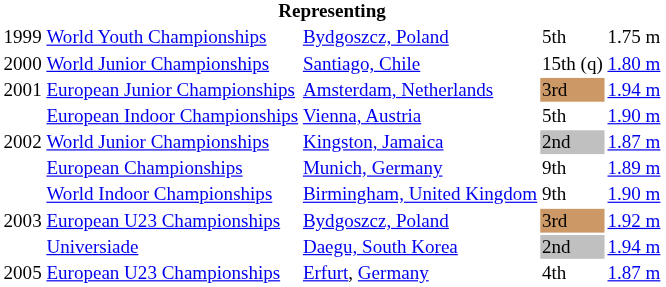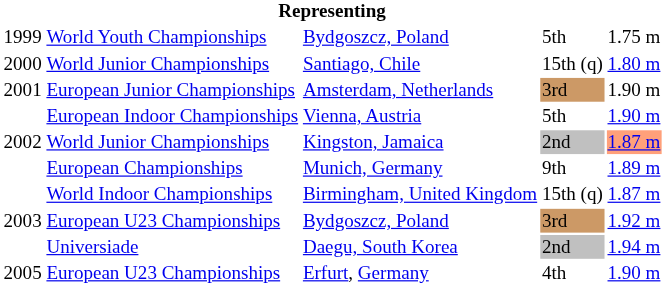(634, 89) 1.94 m -> (634, 89) 1.90 m
(634, 142) no background -> (634, 142) lightsalmon background
(554, 194) 9th -> (572, 194) 15th (q)
(634, 194) 1.90 m -> (634, 194) 1.87 m
(634, 272) 1.87 m -> (634, 272) 1.90 m
